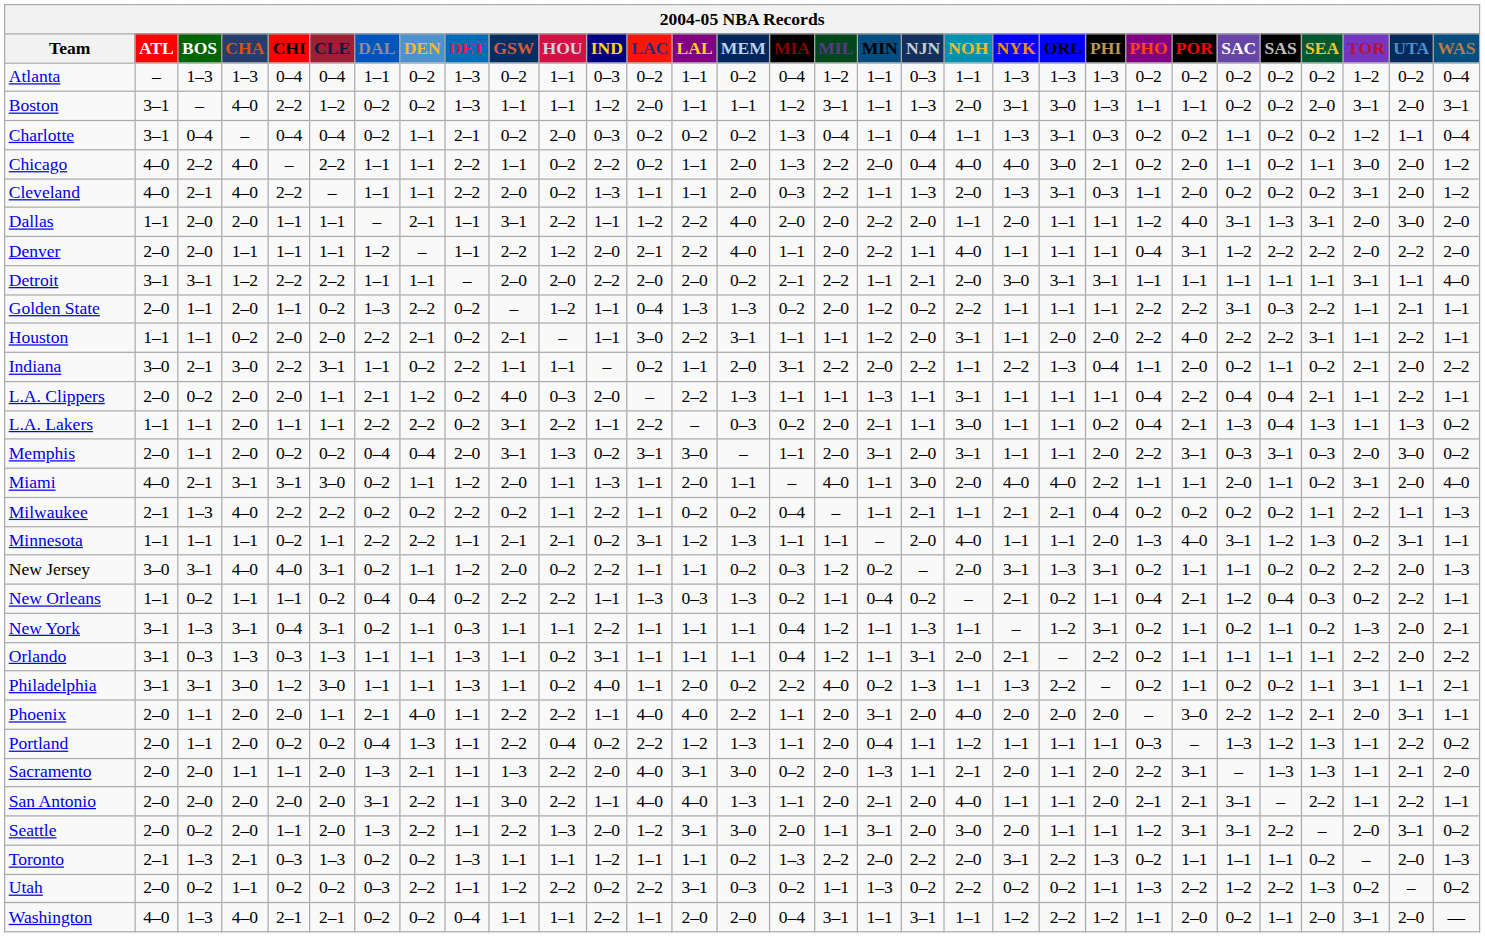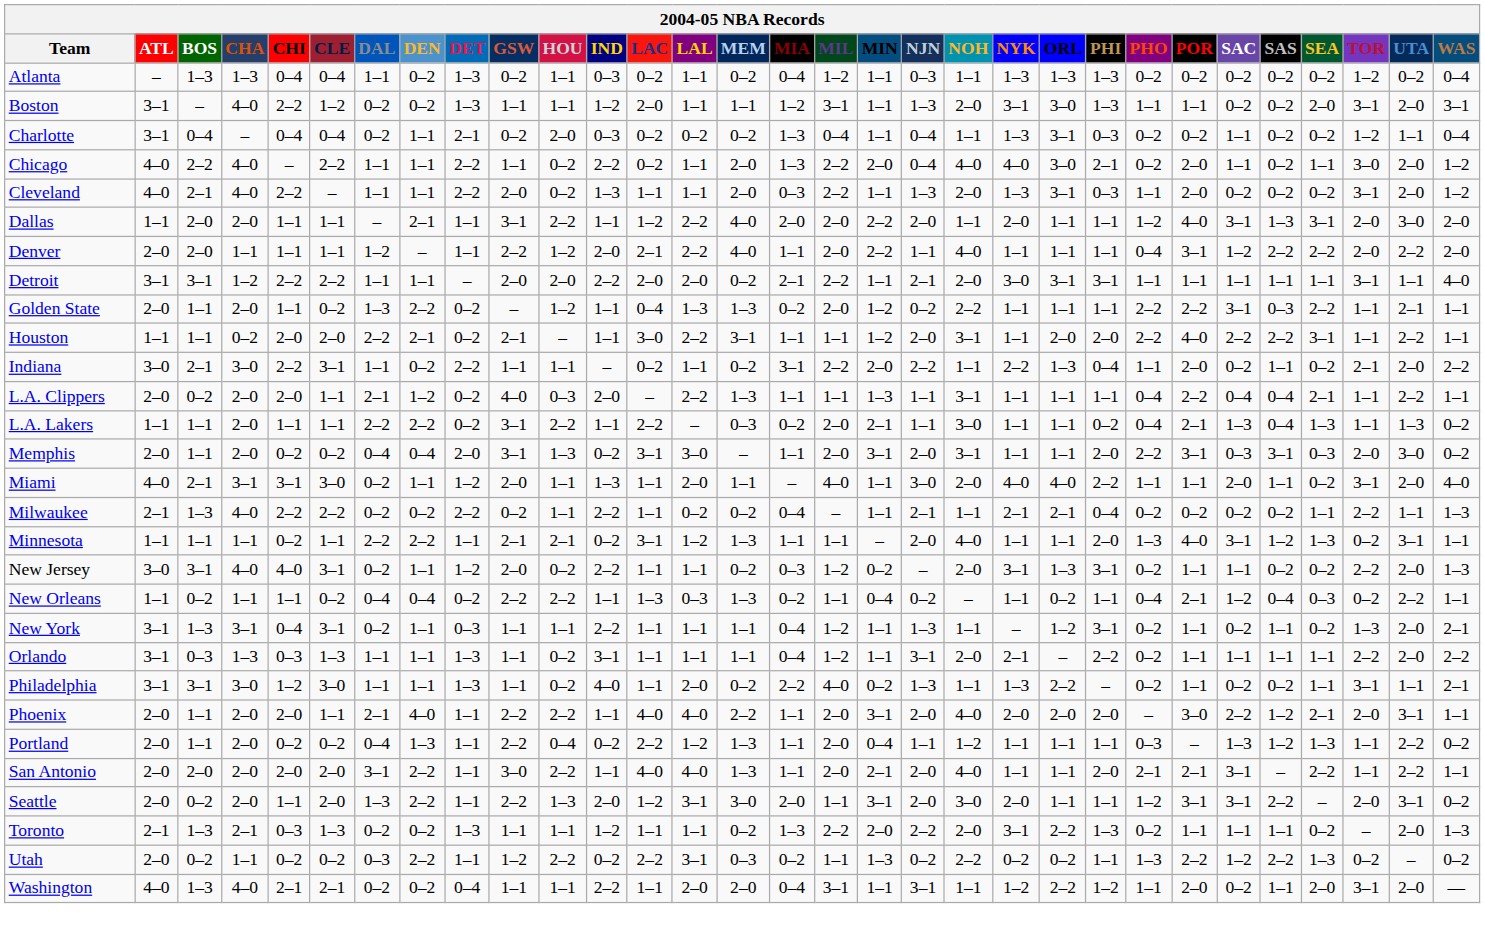(743, 367) 2–0 -> (743, 367) 0–2
(1016, 598) 2–1 -> (1016, 598) 1–1
- row: (50, 772)
